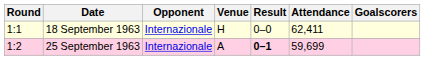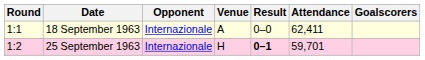(221, 30) H -> (221, 30) A
(221, 47) A -> (221, 47) H
(308, 47) 59,699 -> (308, 47) 59,701
